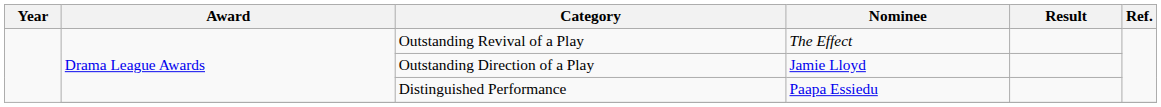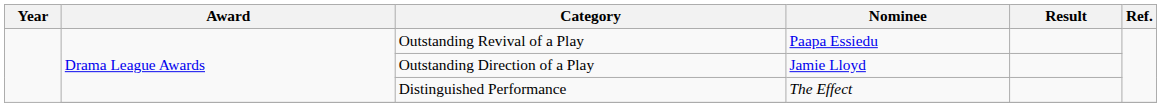(821, 41) The Effect -> (834, 41) Paapa Essiedu
(834, 89) Paapa Essiedu -> (821, 89) The Effect
